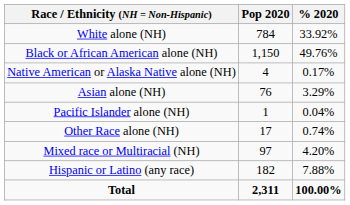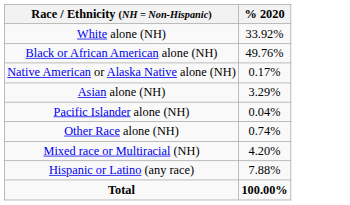- column: (266, 14)
